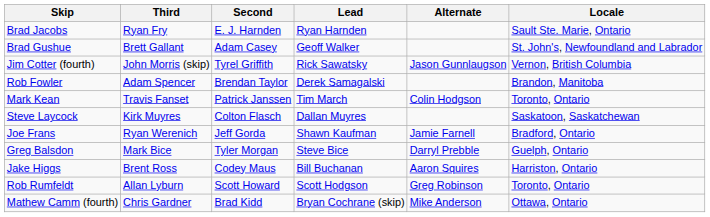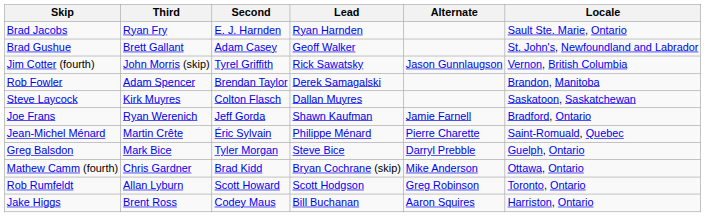- row: (33, 99)
+ row: (56, 133)
rows swapped: (62, 202) <-> (34, 168)
